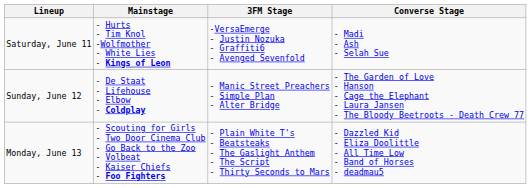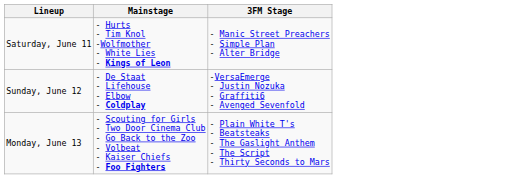- column: (429, 11)
(257, 44) -VersaEmerge - Justin Nozuka - Graffiti6 - Avenged Sevenfold -> (270, 44) - Manic Street Preachers - Simple Plan - Alter Bridge
(270, 96) - Manic Street Preachers - Simple Plan - Alter Bridge -> (257, 91) -VersaEmerge - Justin Nozuka - Graffiti6 - Avenged Sevenfold
